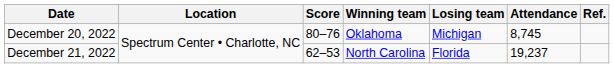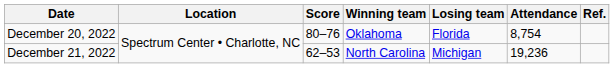(457, 33) Michigan -> (451, 33) Florida
(526, 33) 8,745 -> (526, 33) 8,754
(451, 53) Florida -> (457, 53) Michigan
(529, 53) 19,237 -> (529, 53) 19,236
